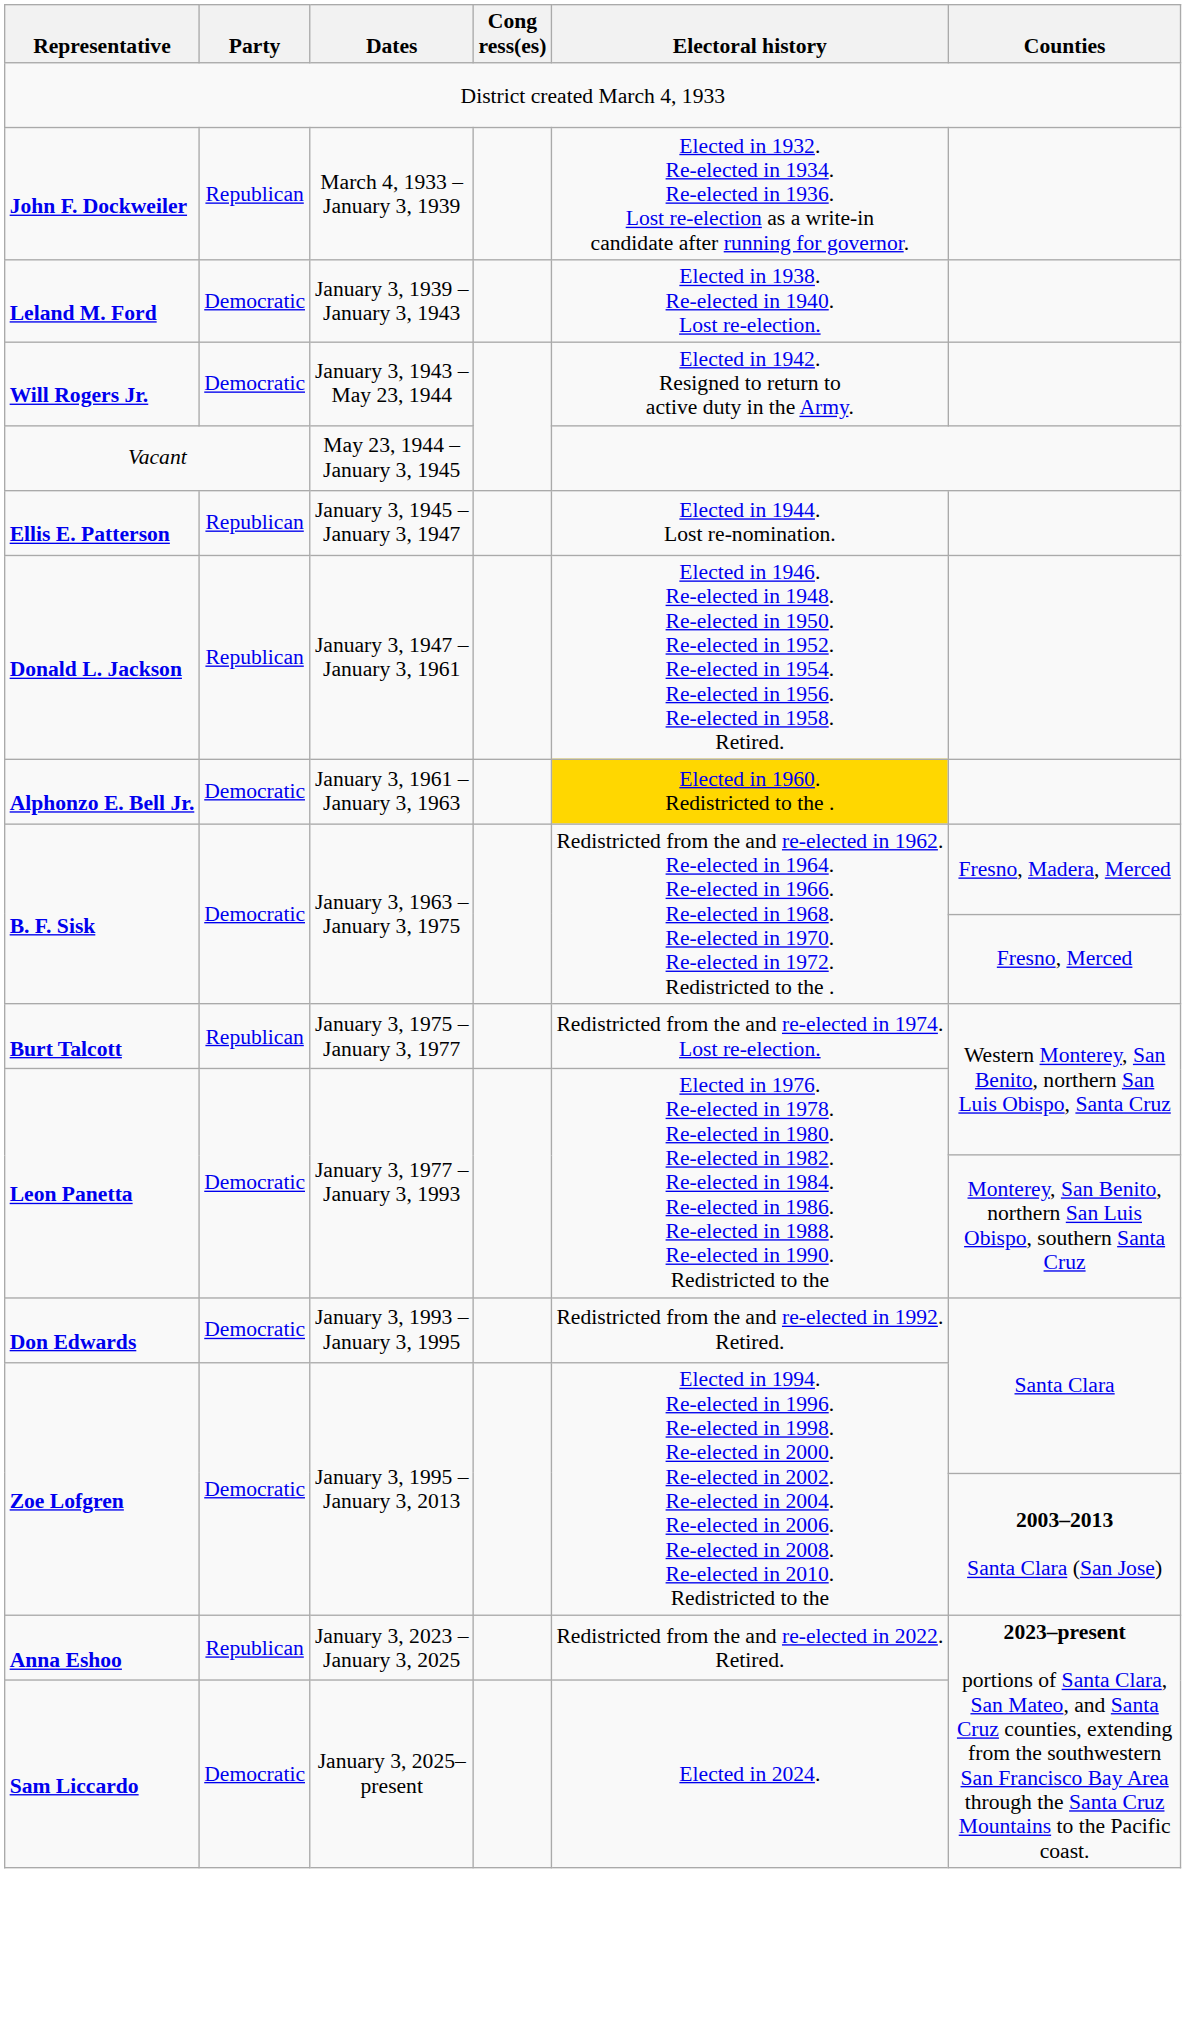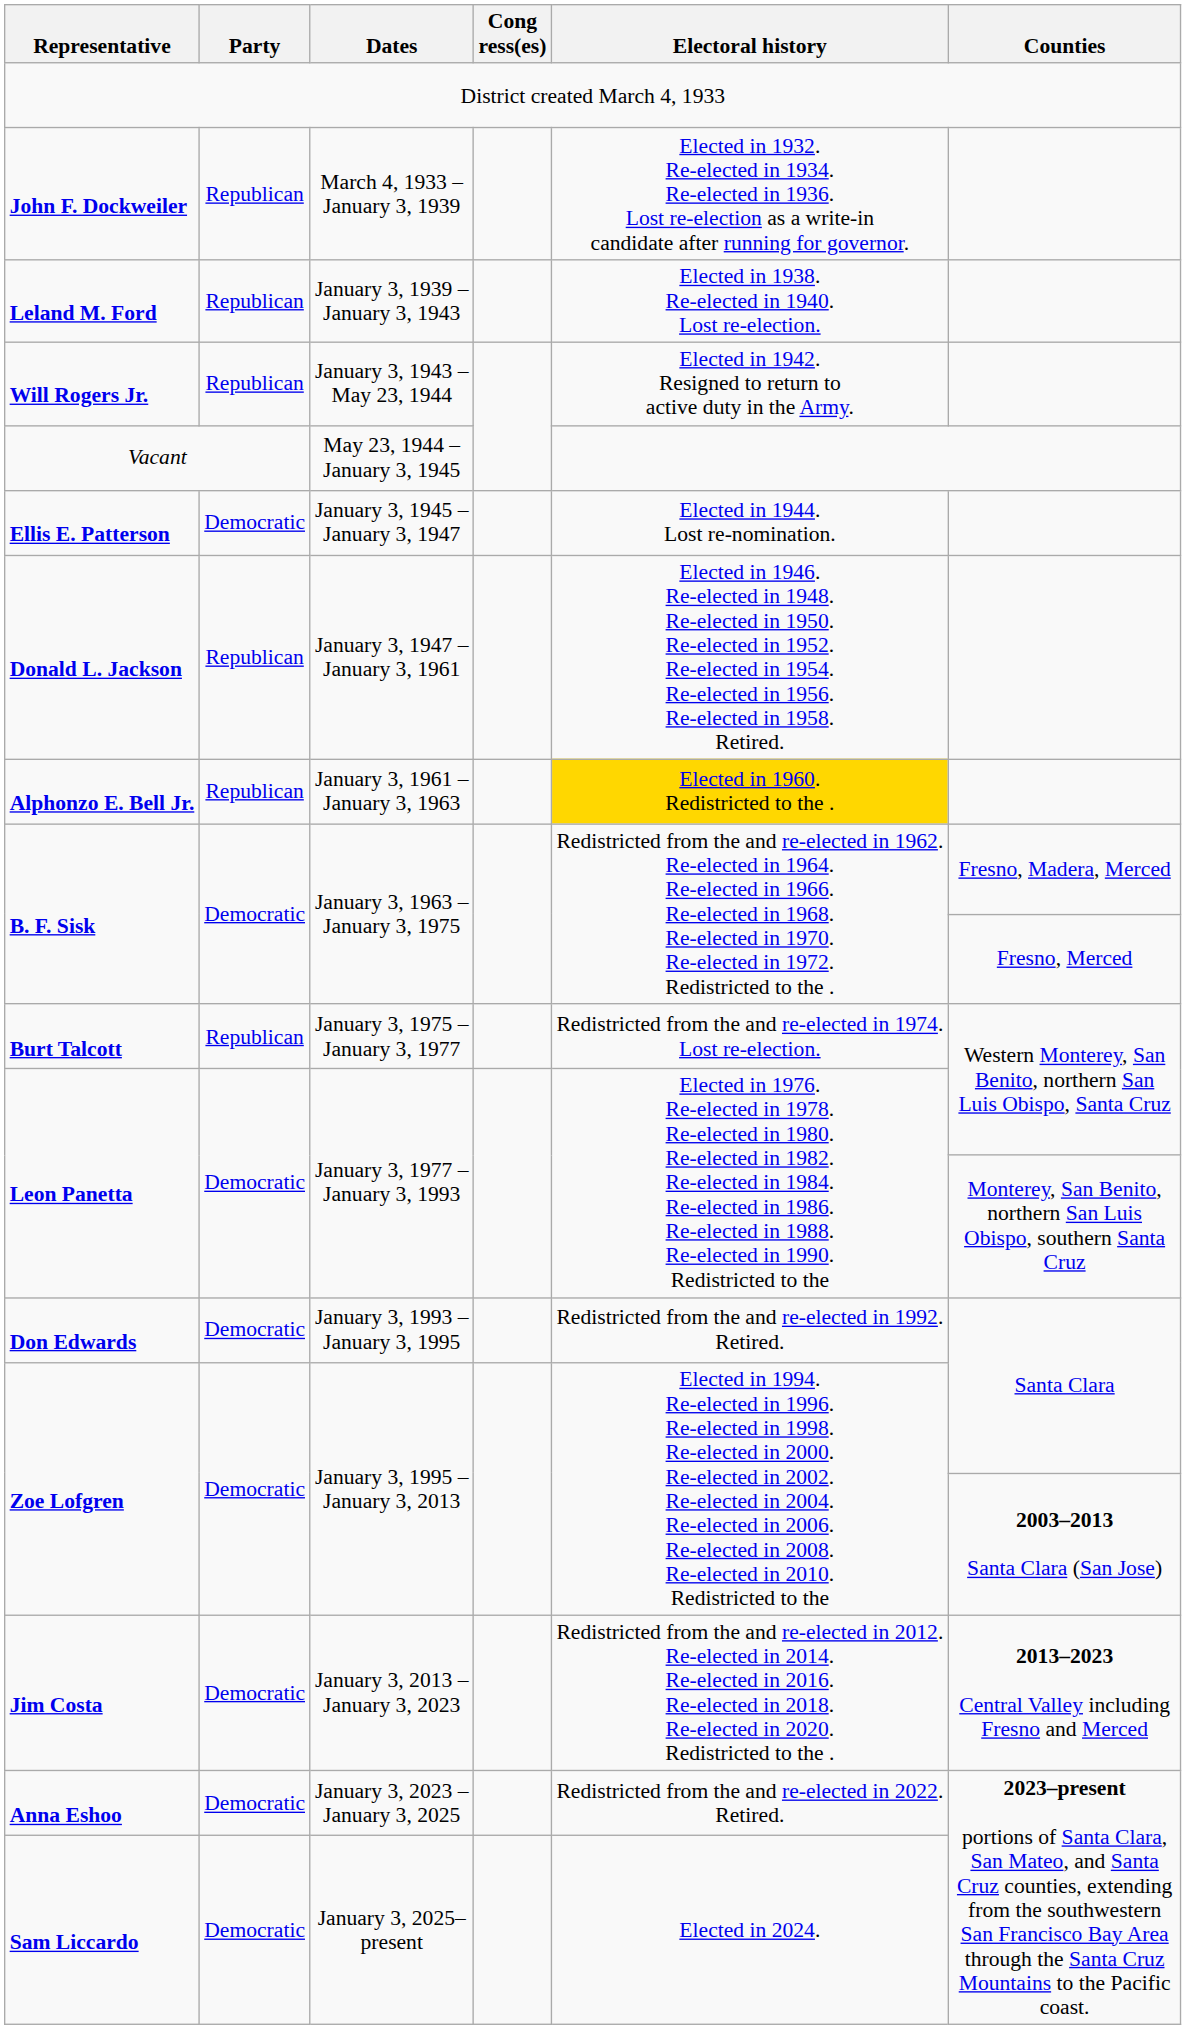(255, 300) Democratic -> (255, 300) Republican
(255, 383) Democratic -> (255, 383) Republican
(255, 522) Republican -> (255, 522) Democratic
(255, 791) Democratic -> (255, 791) Republican
+ row: (56, 1705)
(255, 1647) Republican -> (255, 1803) Democratic
